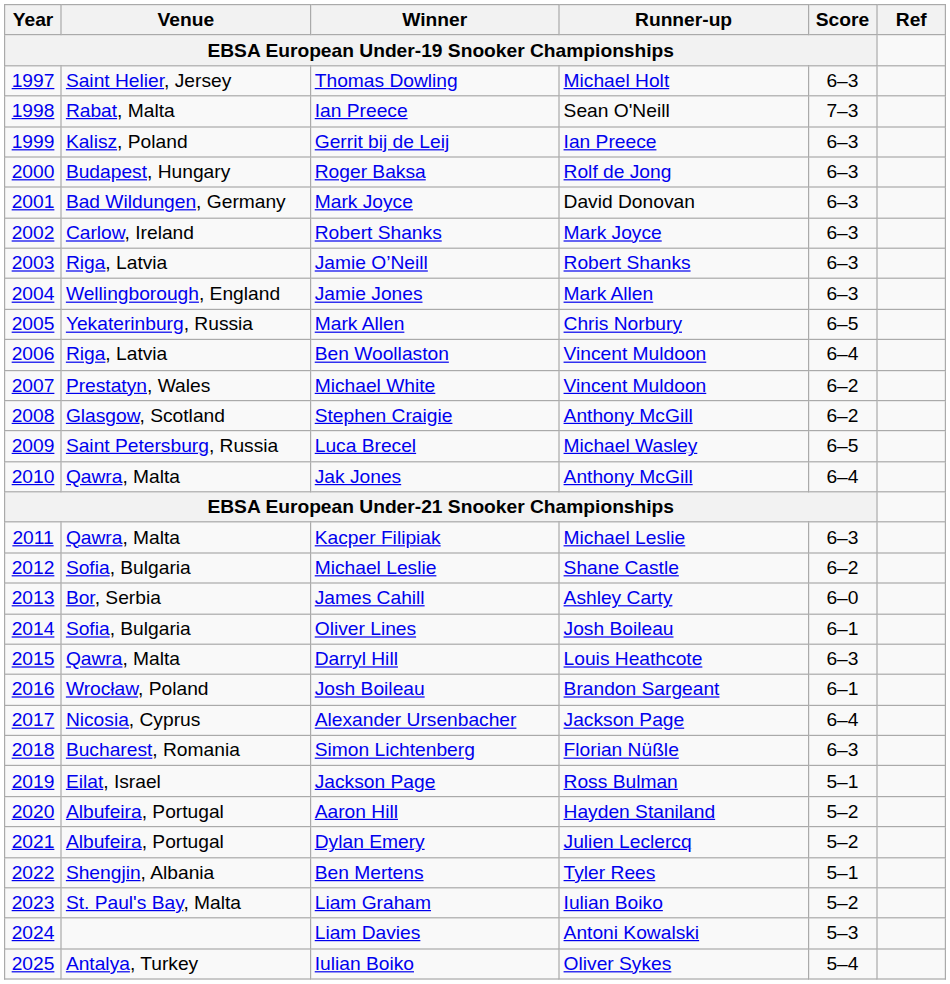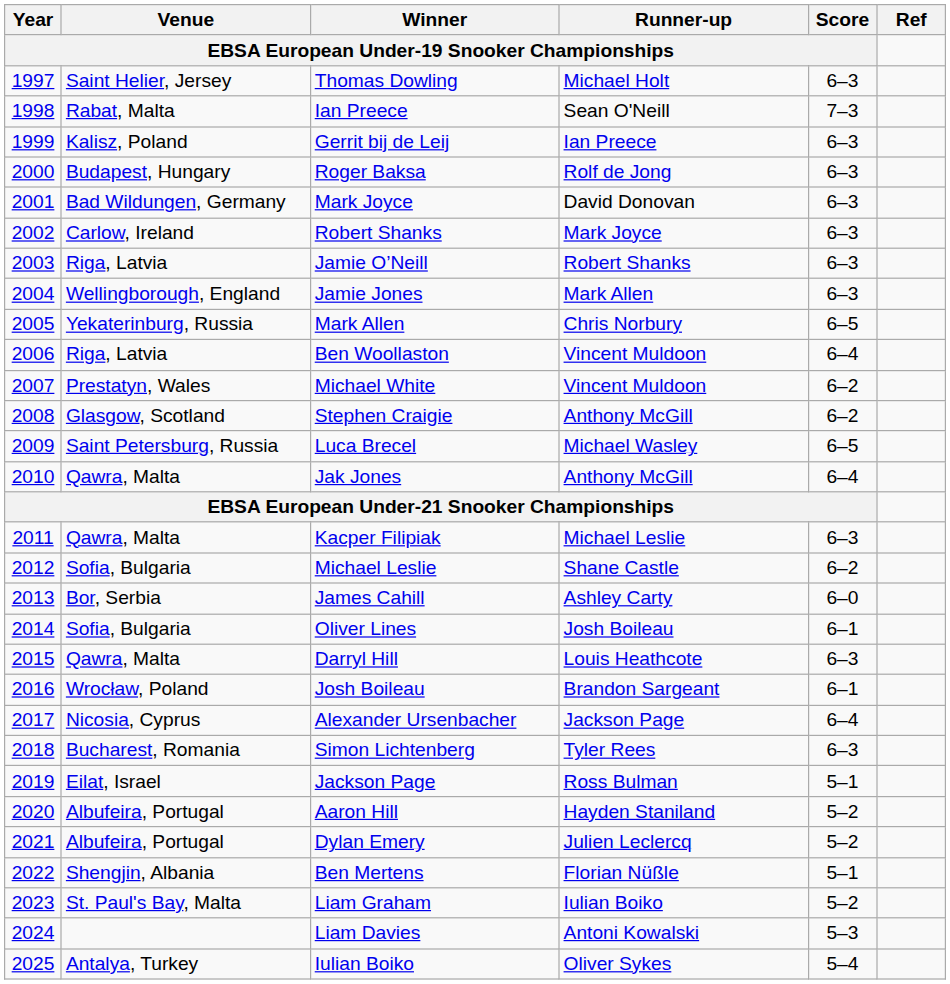(621, 750) Florian Nüßle -> (609, 750) Tyler Rees
(609, 872) Tyler Rees -> (621, 872) Florian Nüßle
